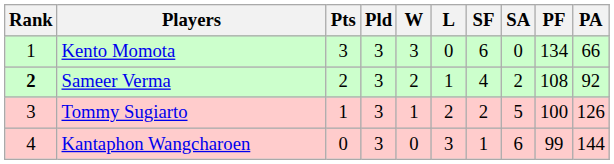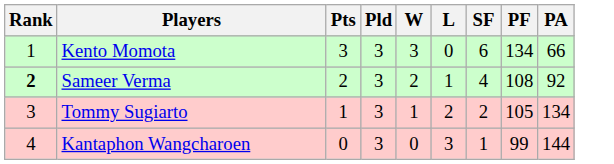- column: (518, 20)
(554, 112) 100 -> (519, 112) 105
(591, 112) 126 -> (556, 112) 134
